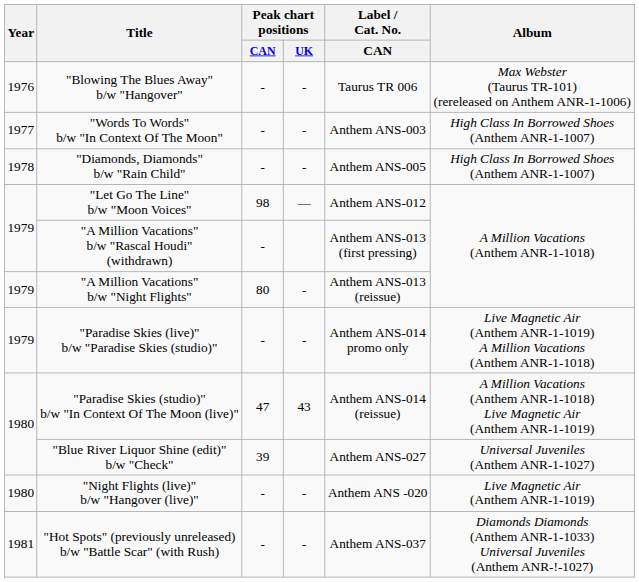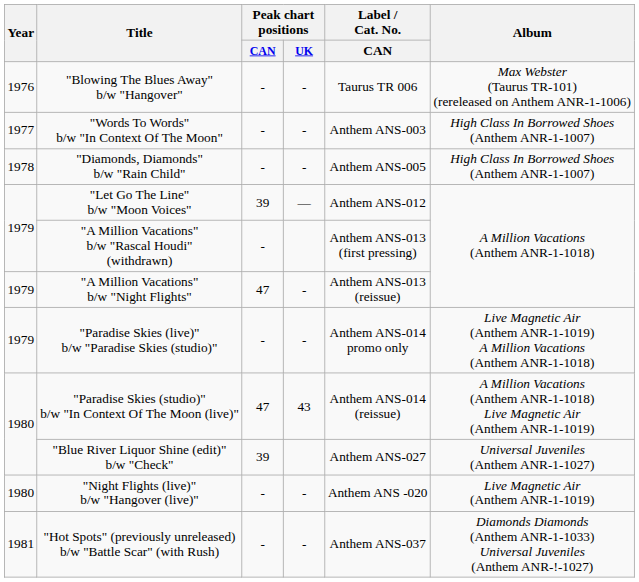(263, 202) 98 -> (263, 202) 39
(263, 289) 80 -> (263, 289) 47
